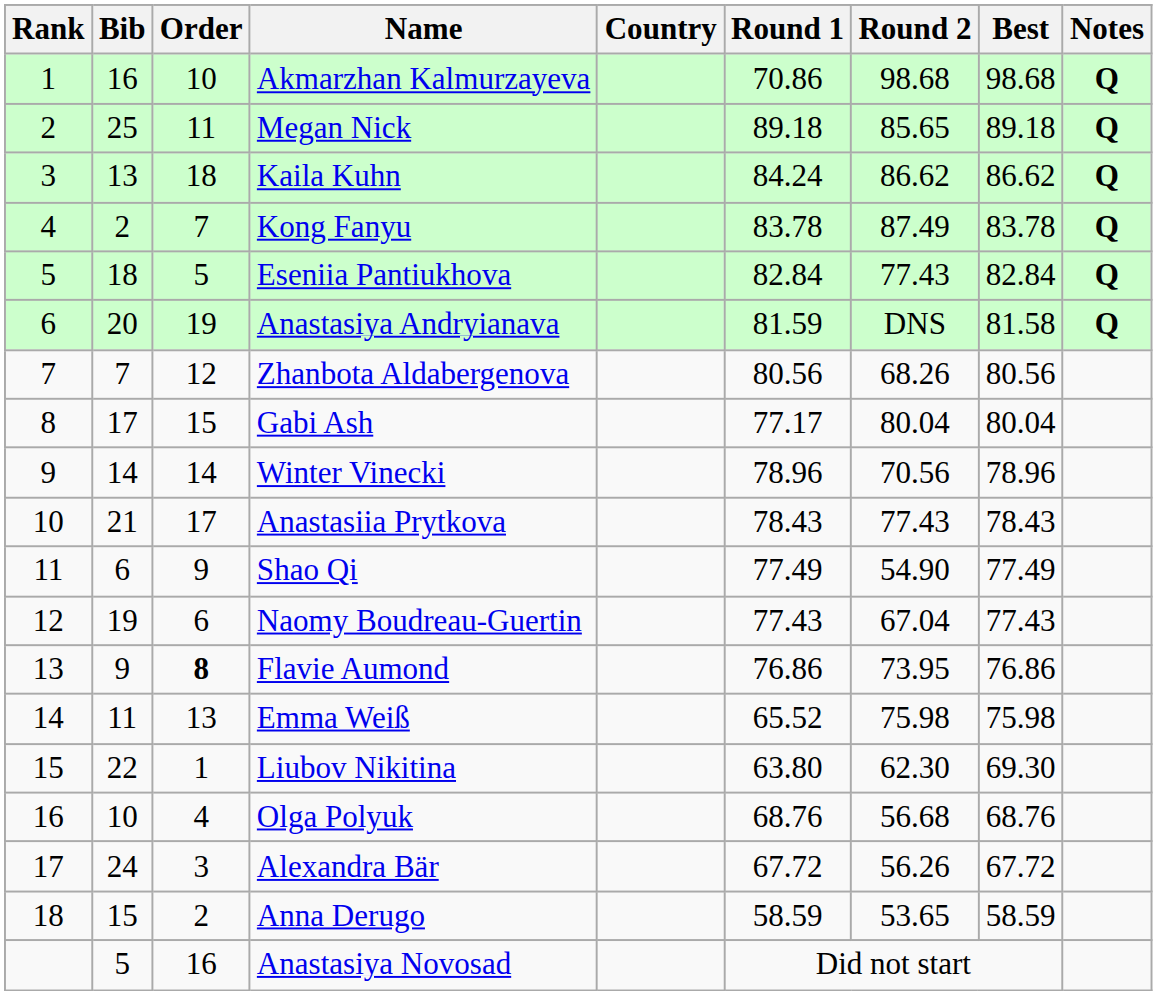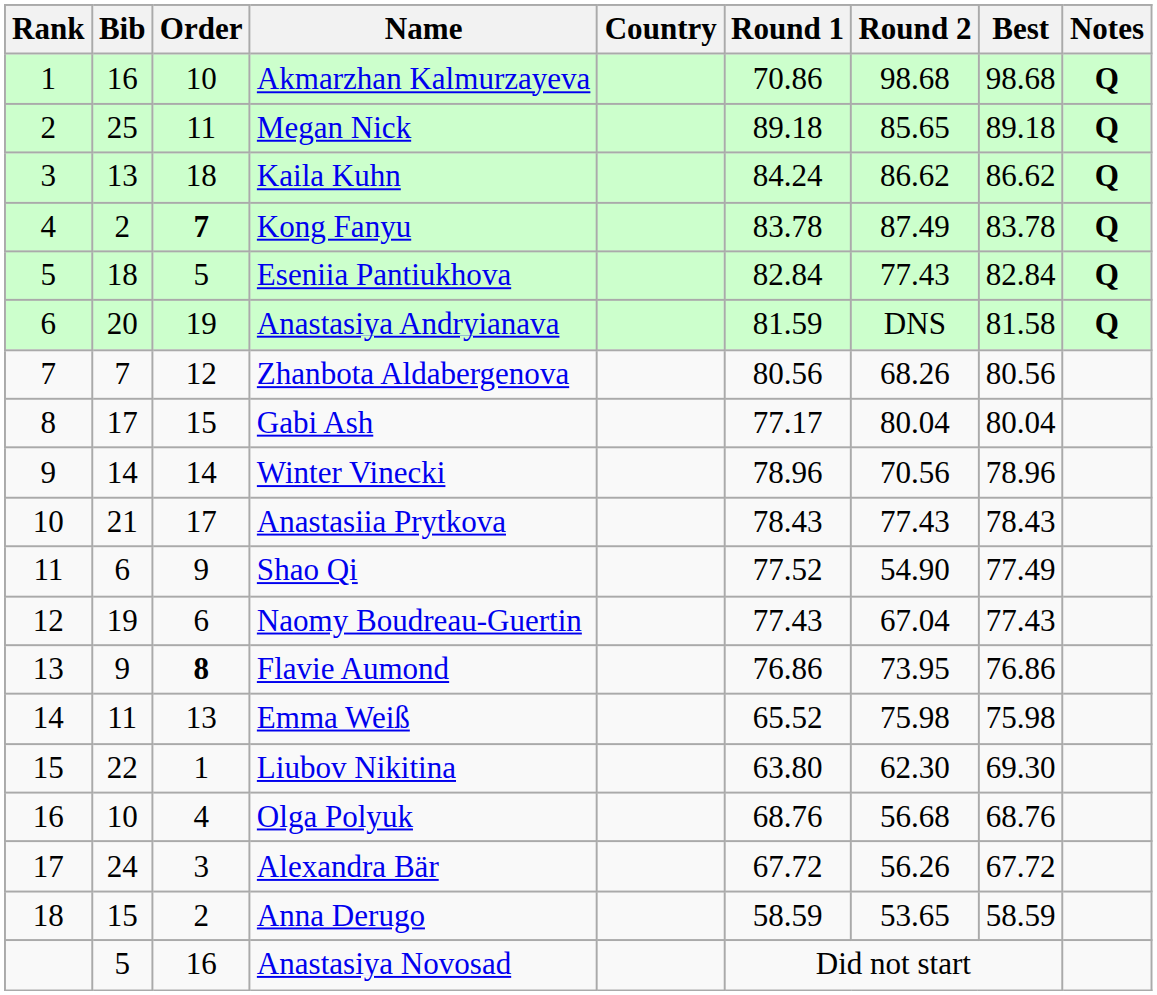(201, 226) normal -> (201, 226) bold
(788, 570) 77.49 -> (788, 570) 77.52
